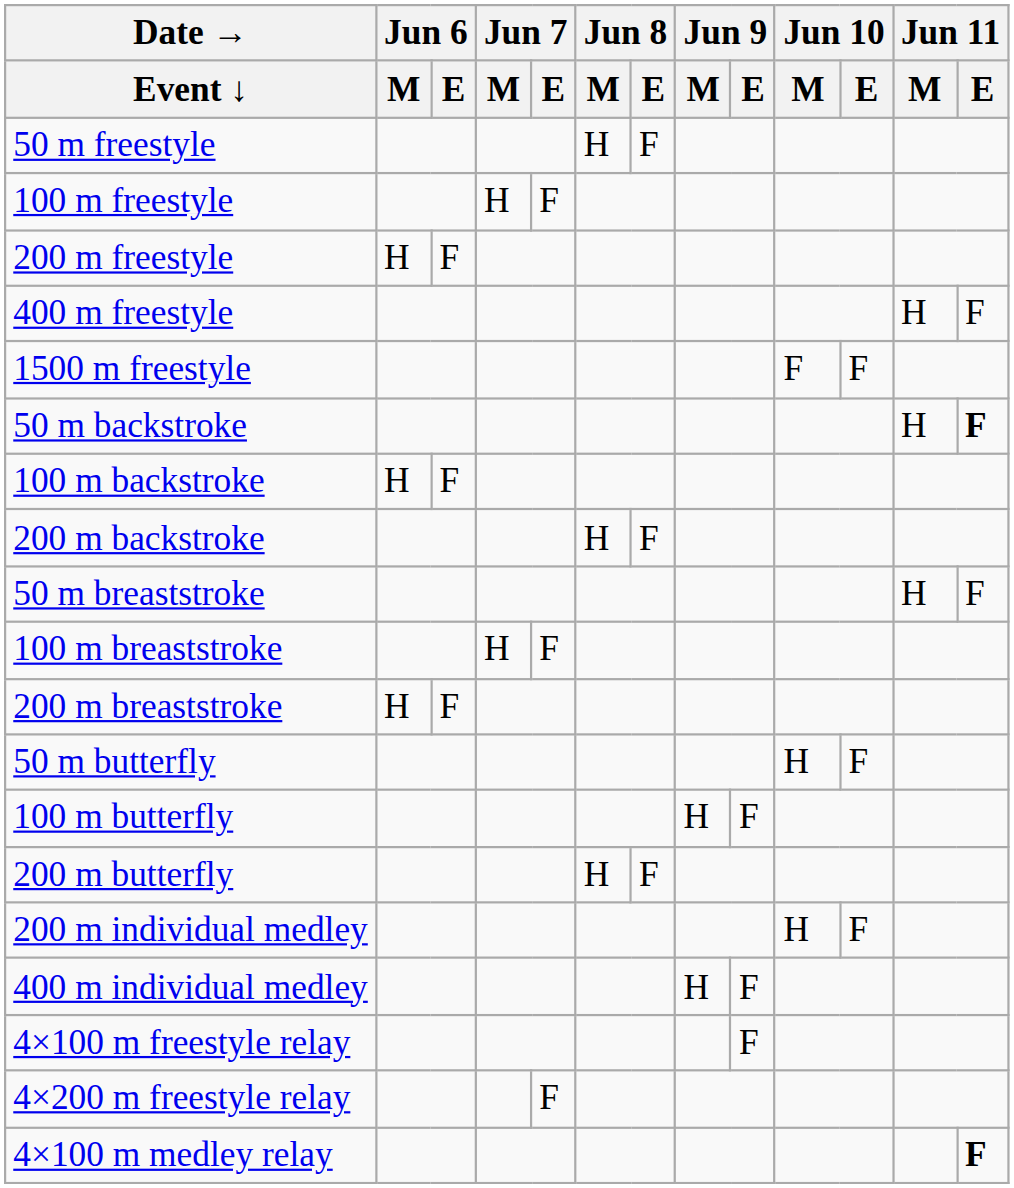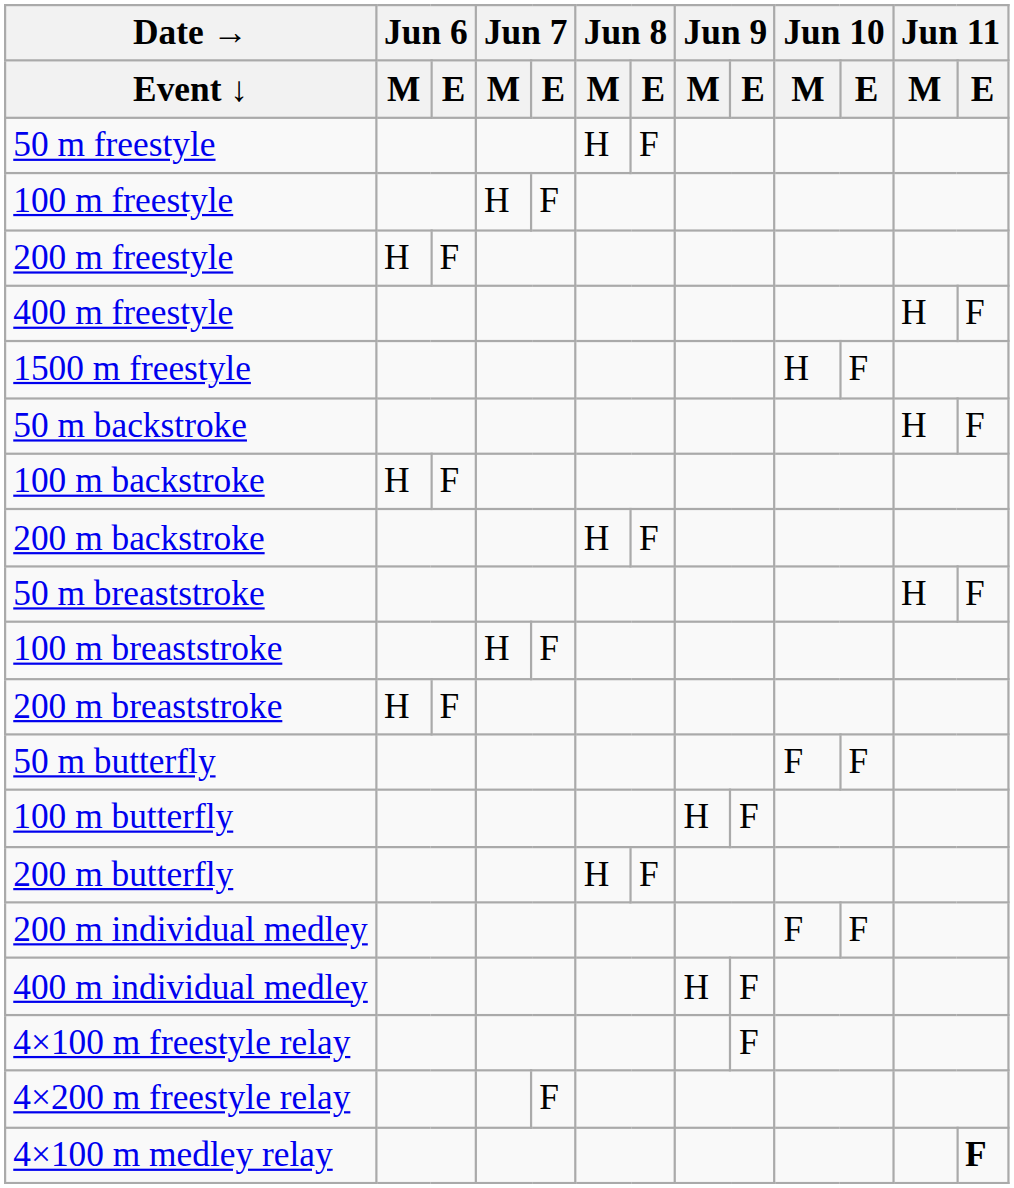(793, 369) F -> (796, 369) H
(976, 425) bold -> (975, 425) normal
(796, 761) H -> (793, 761) F
(796, 929) H -> (793, 929) F
